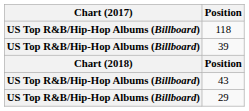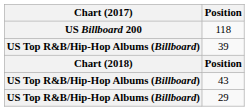(103, 30) US Top R&B/Hip-Hop Albums (Billboard) -> (103, 30) US Billboard 200
